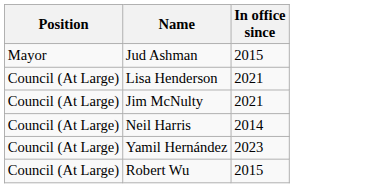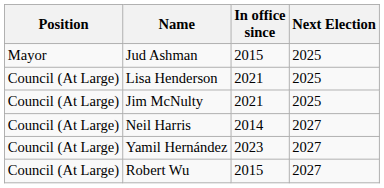+ column: (334, 24)
